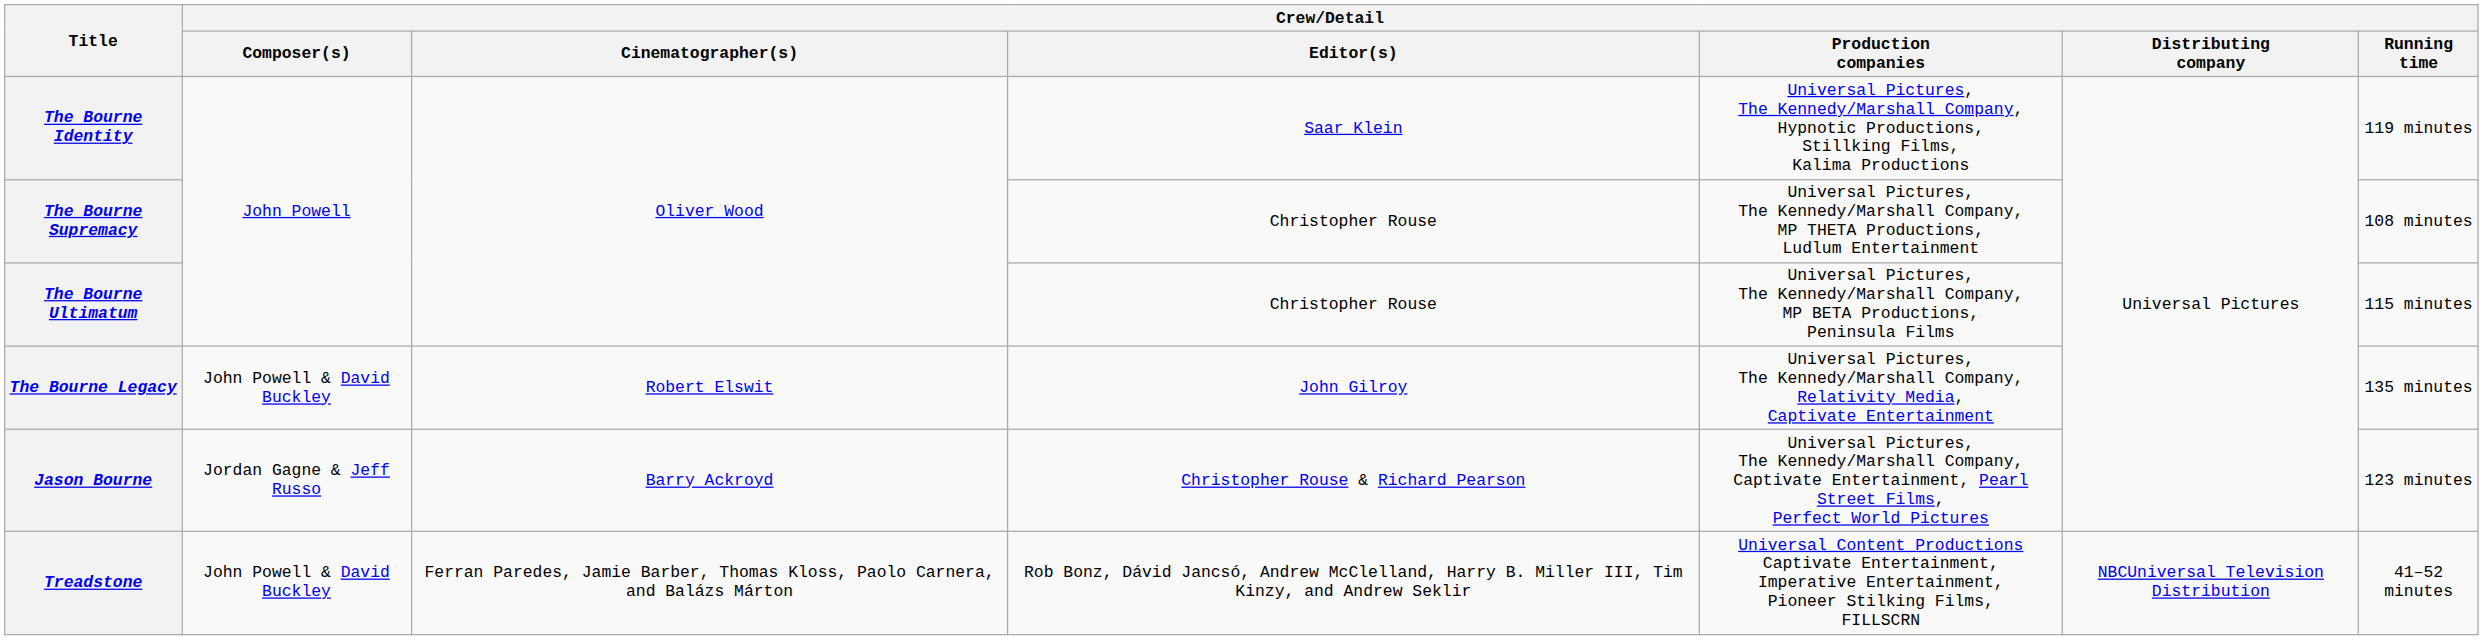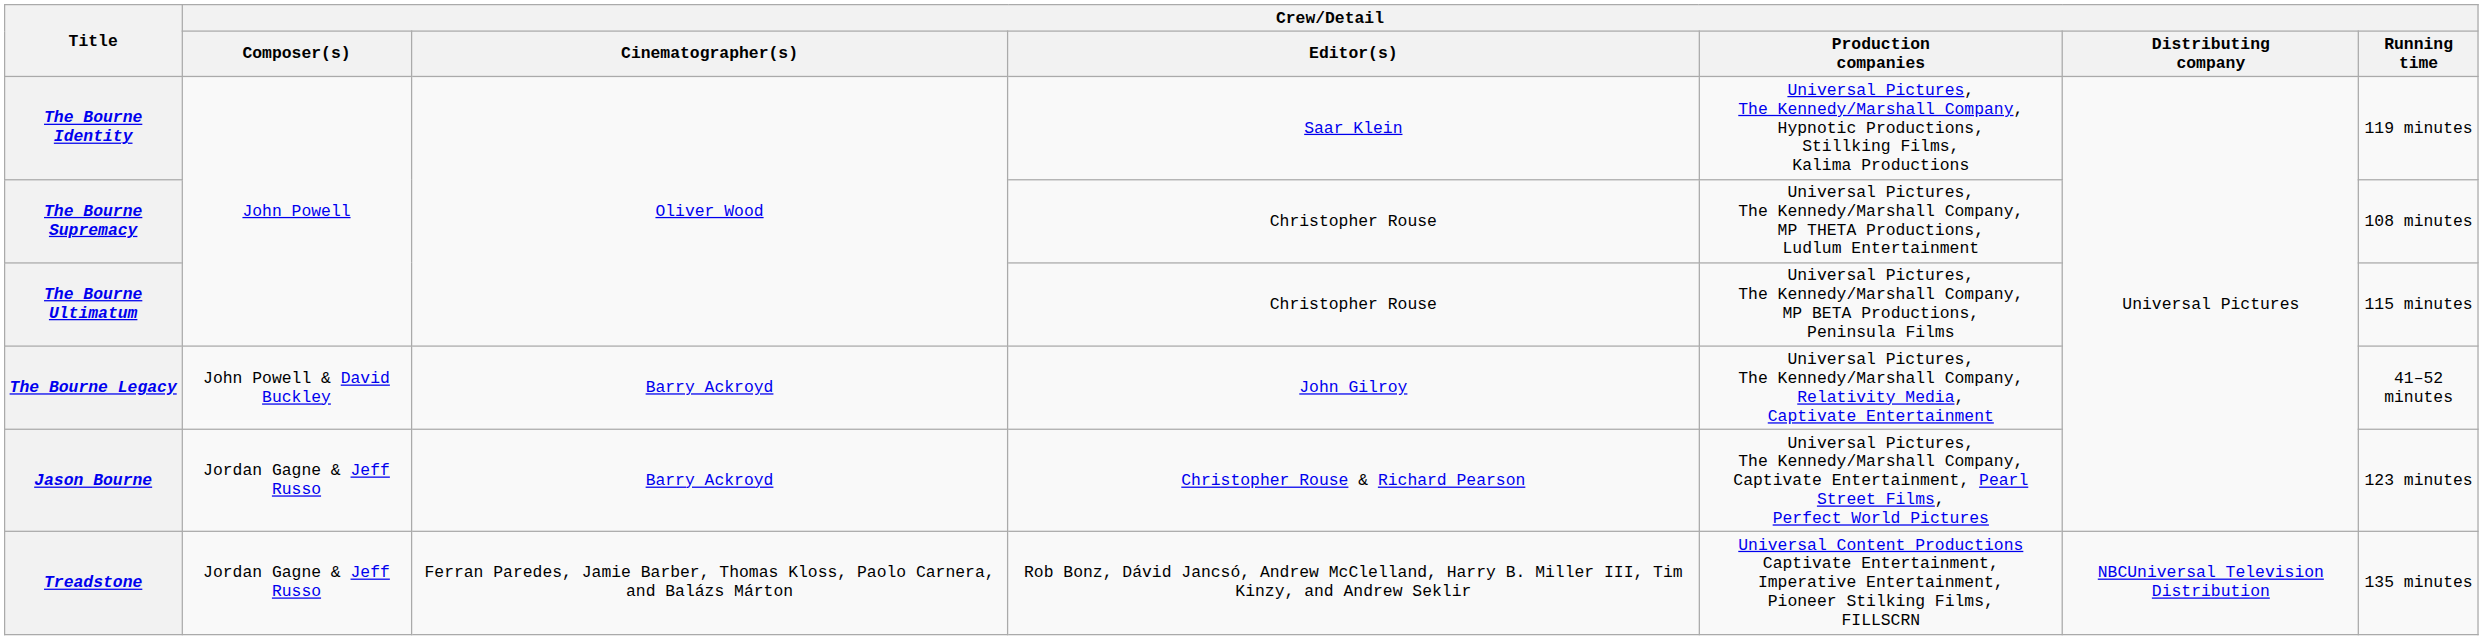(710, 388) Robert Elswit -> (710, 388) Barry Ackroyd
(2419, 388) 135 minutes -> (2419, 388) 41–52 minutes
(296, 583) John Powell & David Buckley -> (296, 583) Jordan Gagne & Jeff Russo
(2419, 583) 41–52 minutes -> (2419, 583) 135 minutes
